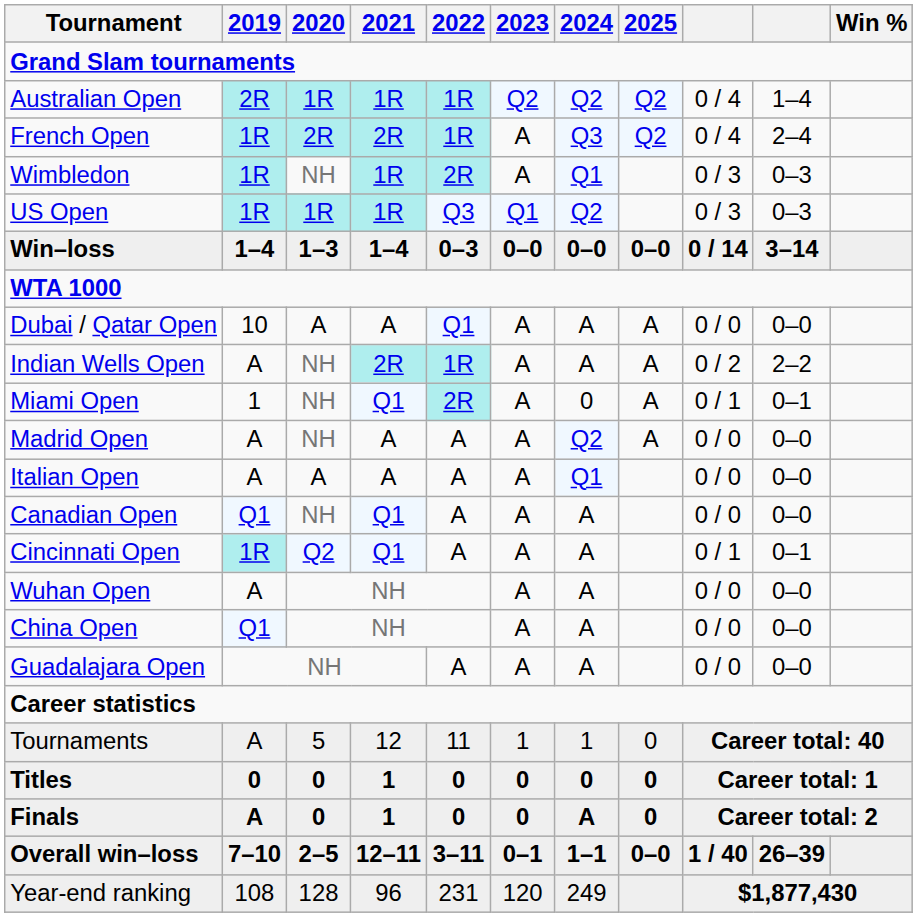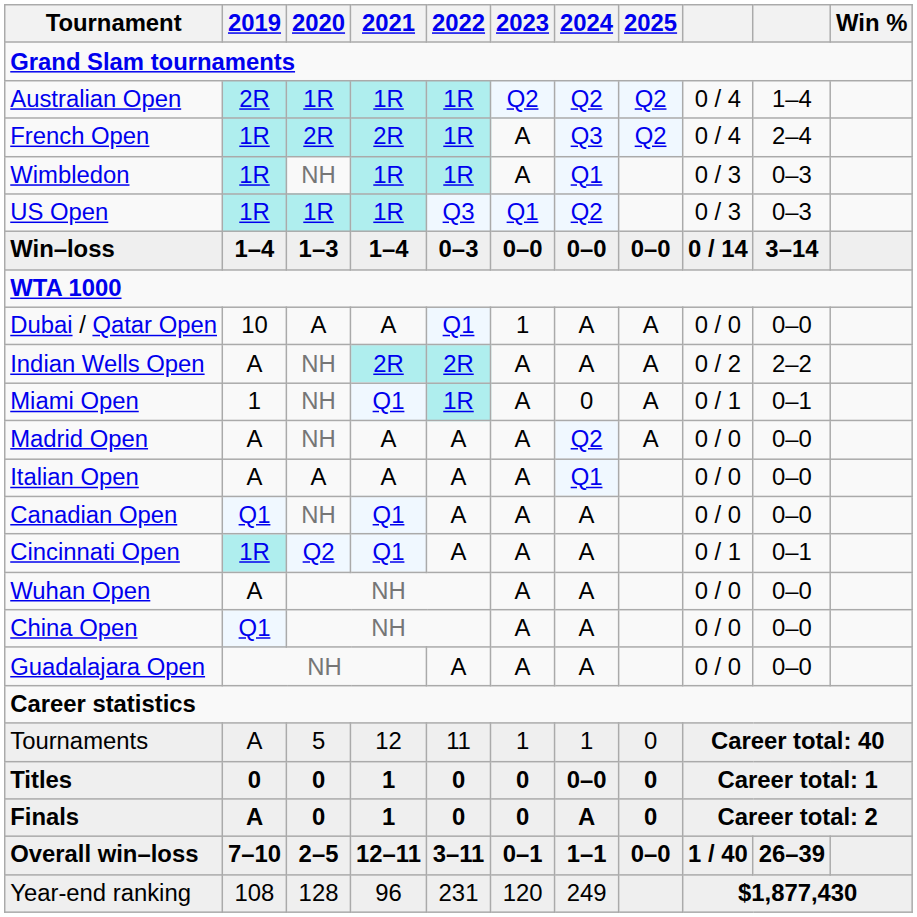(459, 174) 2R -> (459, 174) 1R
(523, 325) A -> (523, 325) 1
(459, 363) 1R -> (459, 363) 2R
(459, 401) 2R -> (459, 401) 1R
(587, 779) 0 -> (587, 779) 0–0
